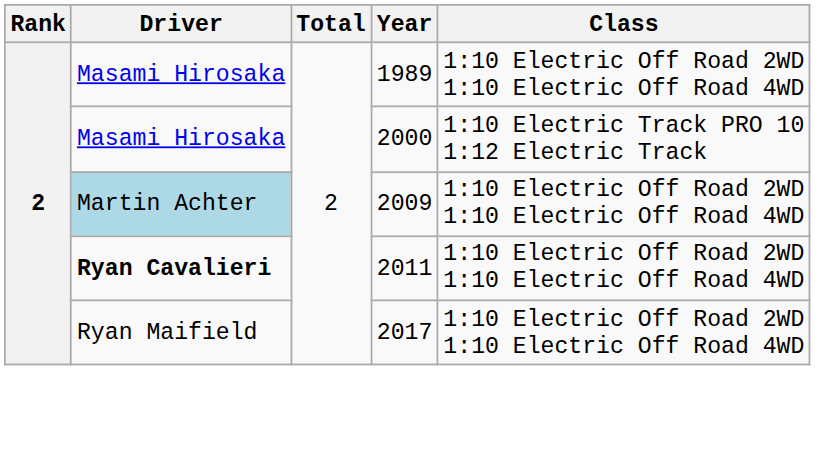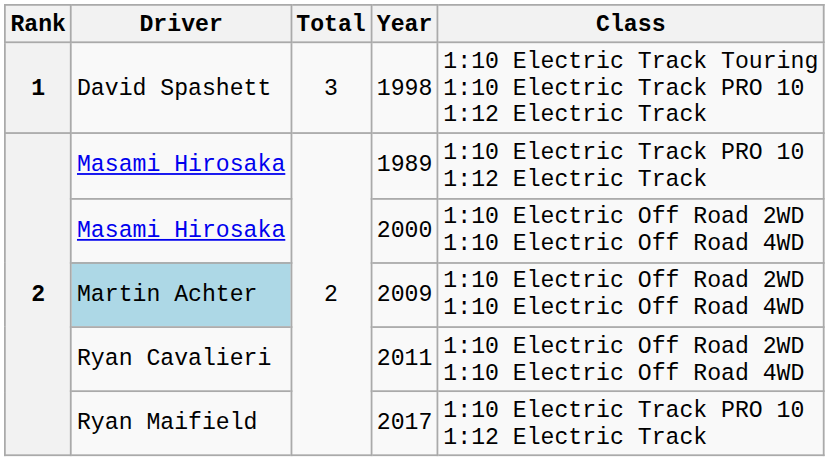+ row: (405, 88)
(624, 75) 1:10 Electric Off Road 2WD 1:10 Electric Off Road 4WD -> (624, 166) 1:10 Electric Track PRO 10 1:12 Electric Track
(624, 139) 1:10 Electric Track PRO 10 1:12 Electric Track -> (624, 230) 1:10 Electric Off Road 2WD 1:10 Electric Off Road 4WD
(174, 268) bold -> (174, 359) normal
(624, 332) 1:10 Electric Off Road 2WD 1:10 Electric Off Road 4WD -> (624, 424) 1:10 Electric Track PRO 10 1:12 Electric Track
